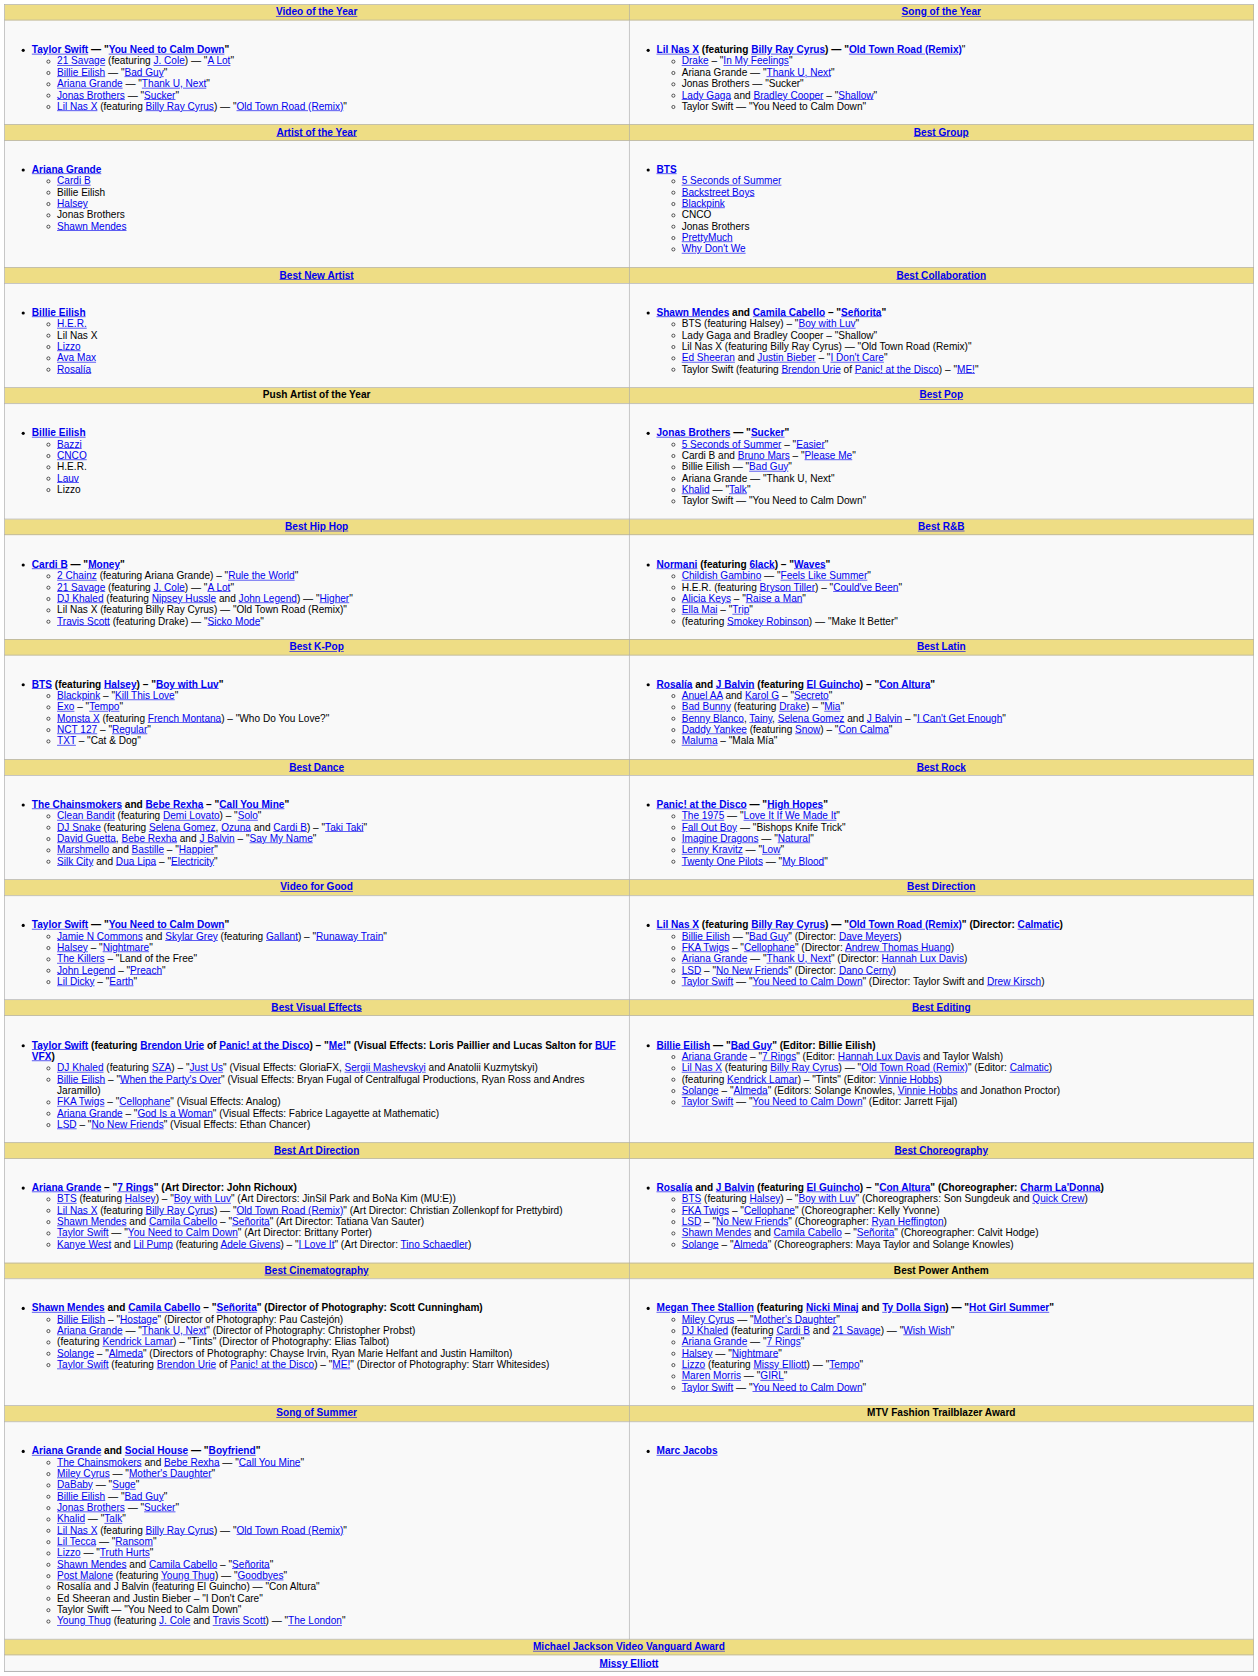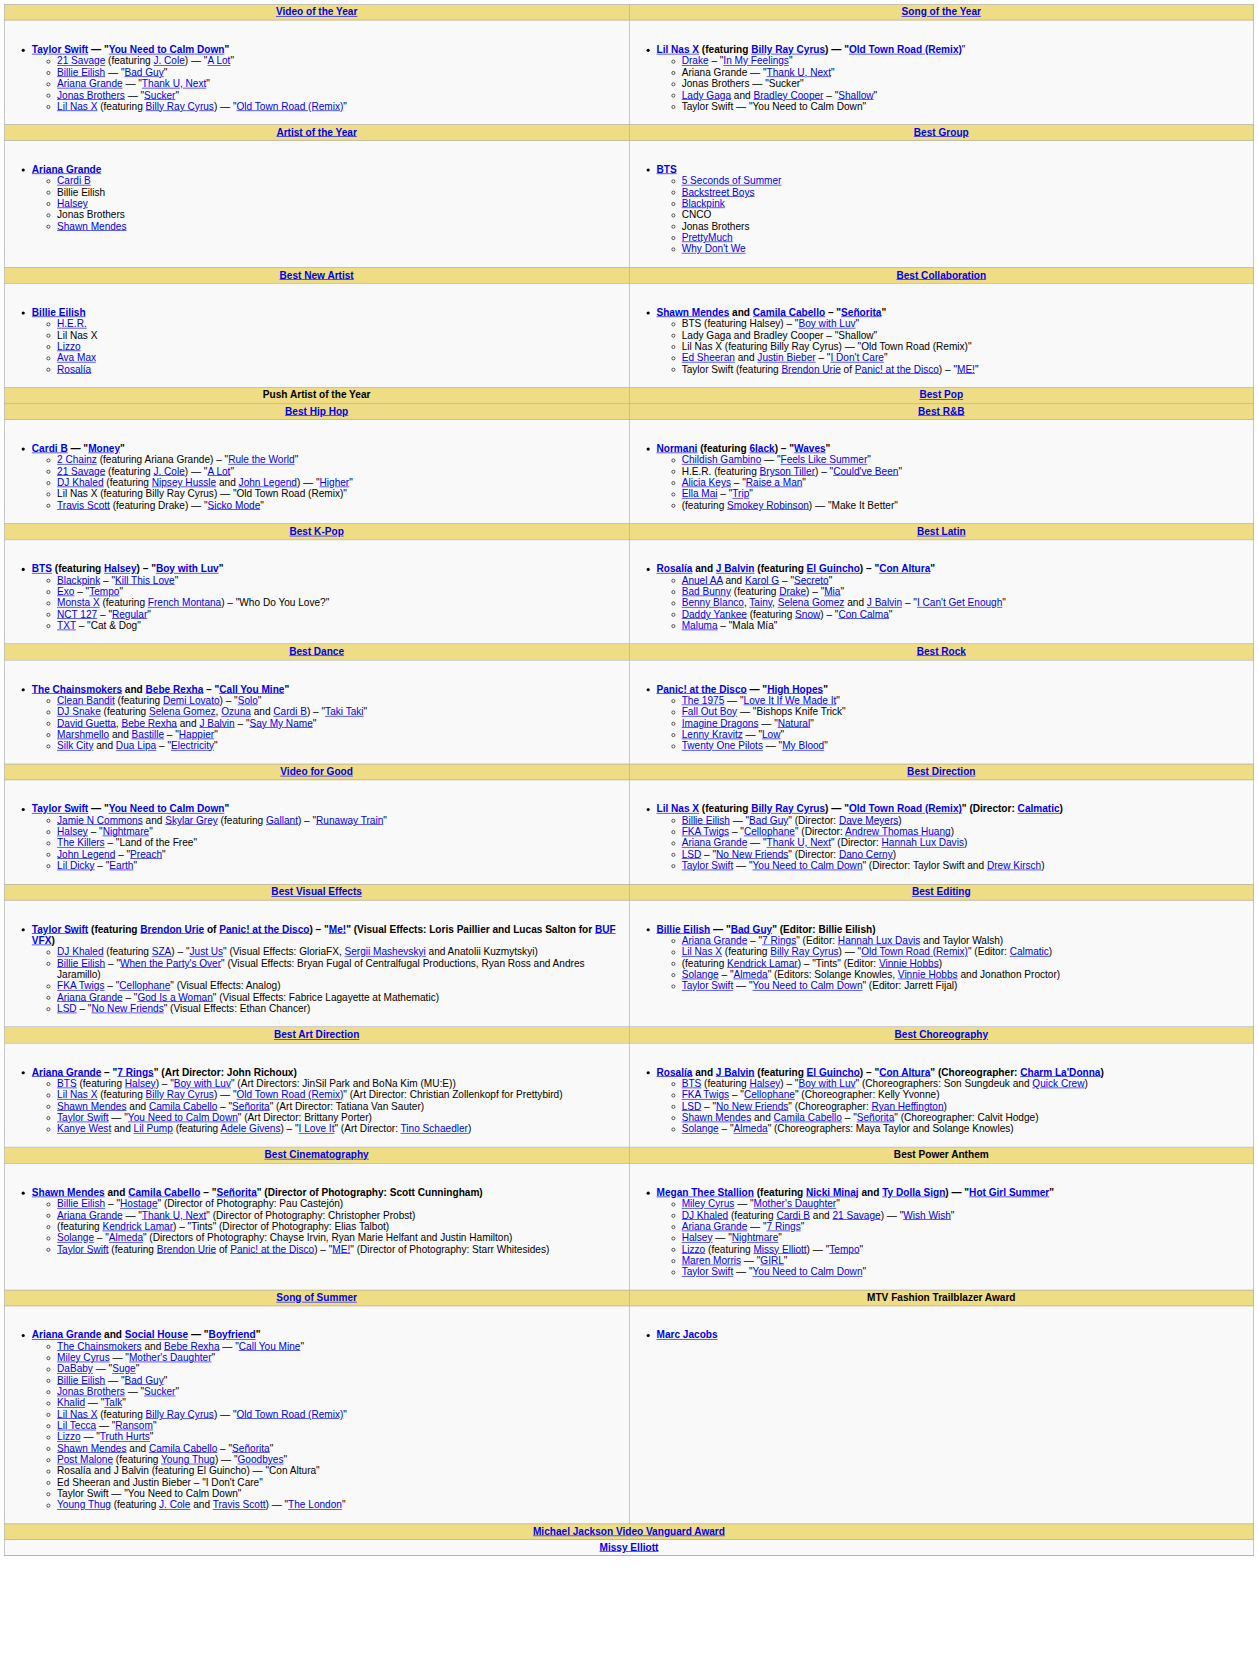- row: (317, 461)
